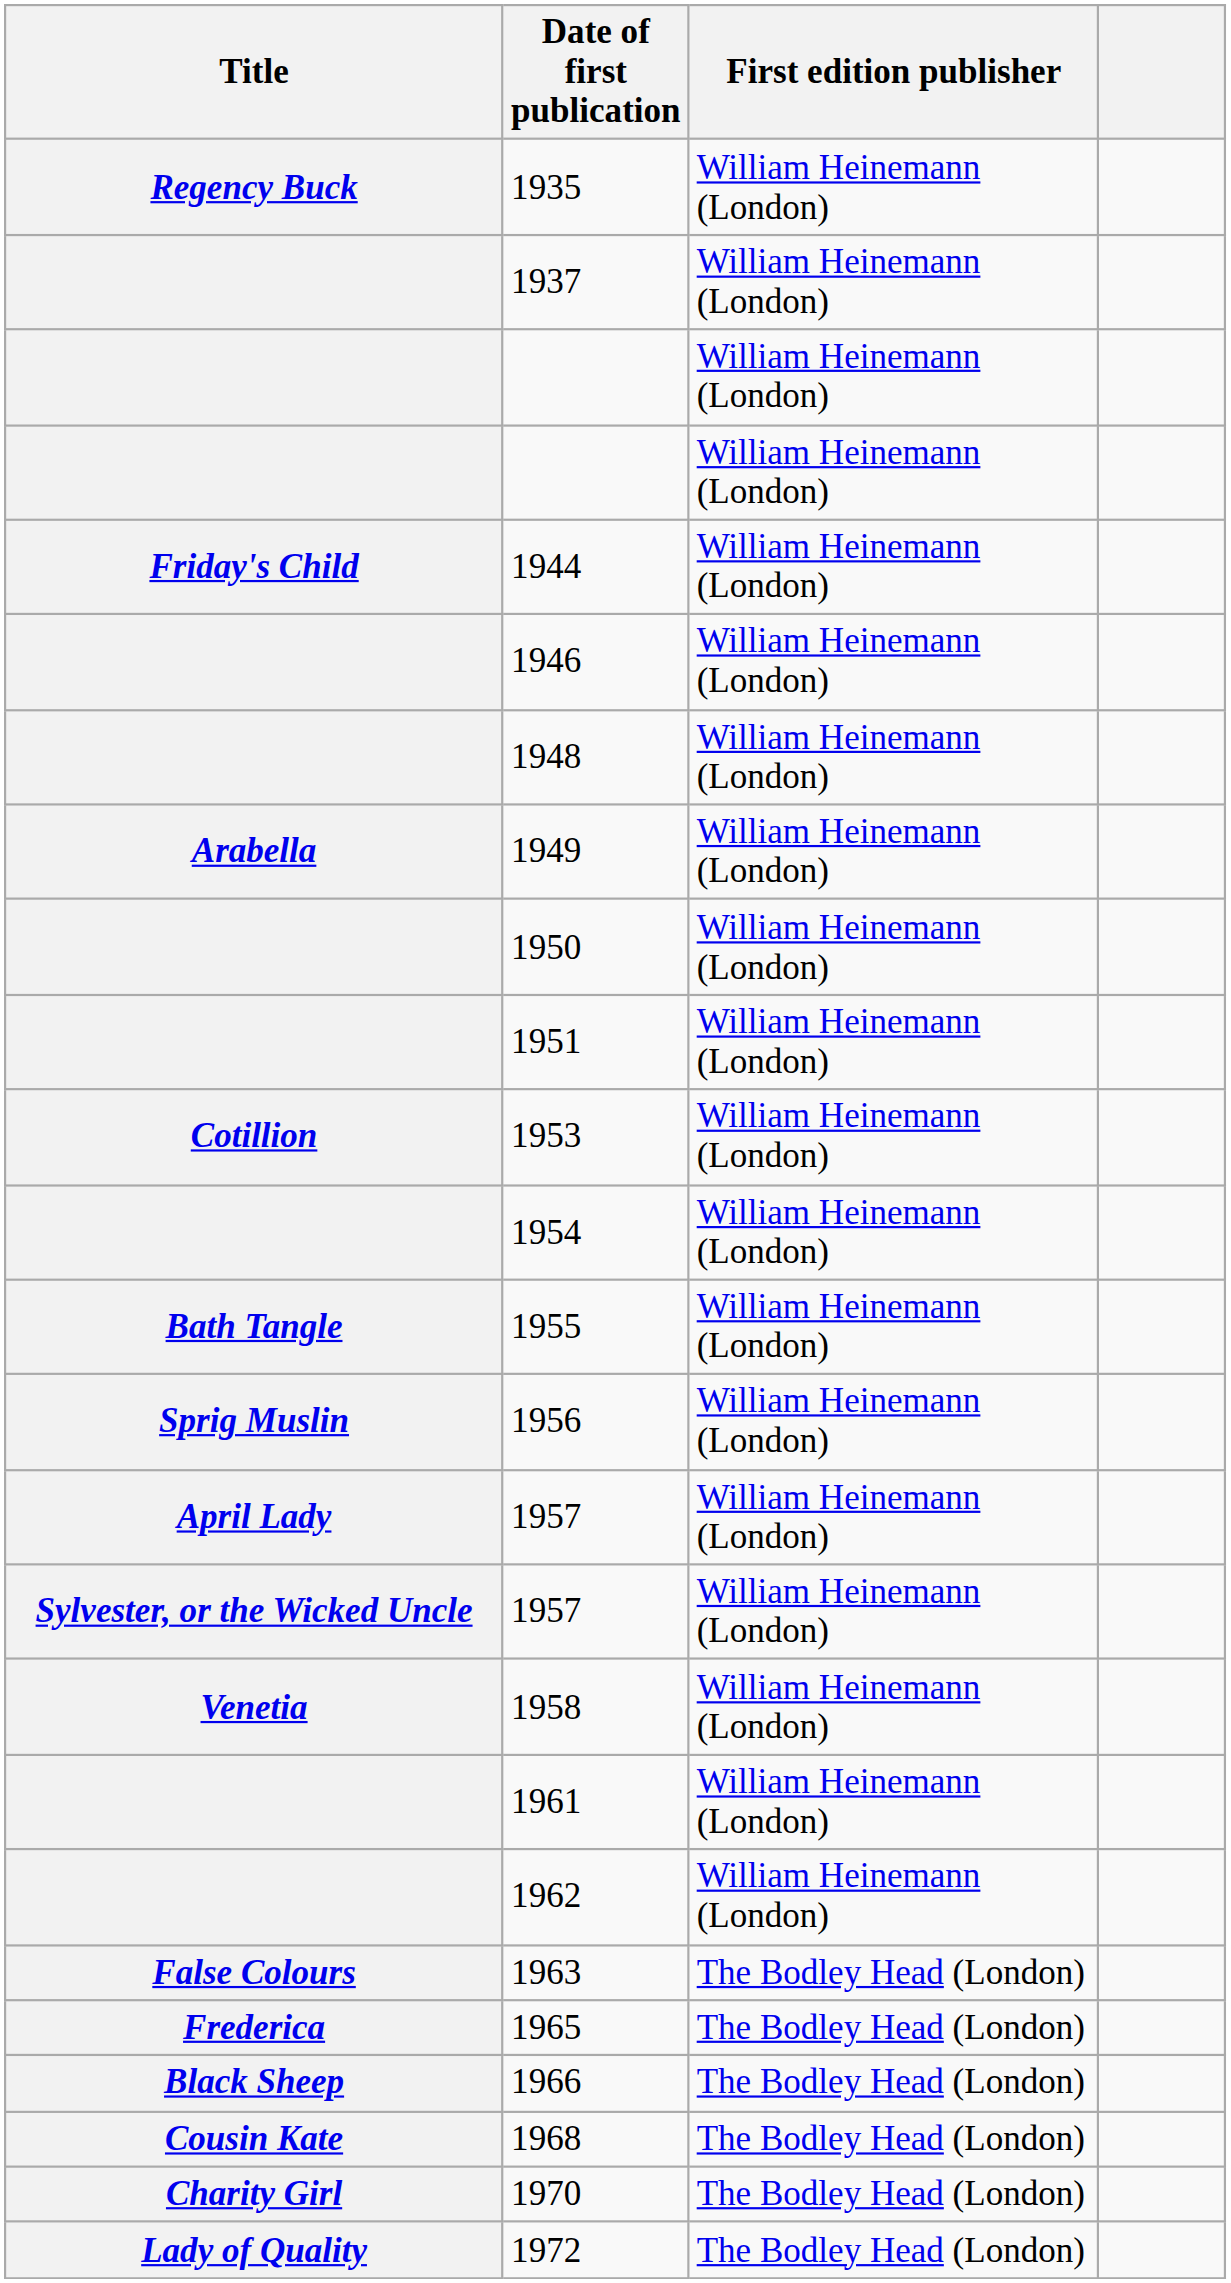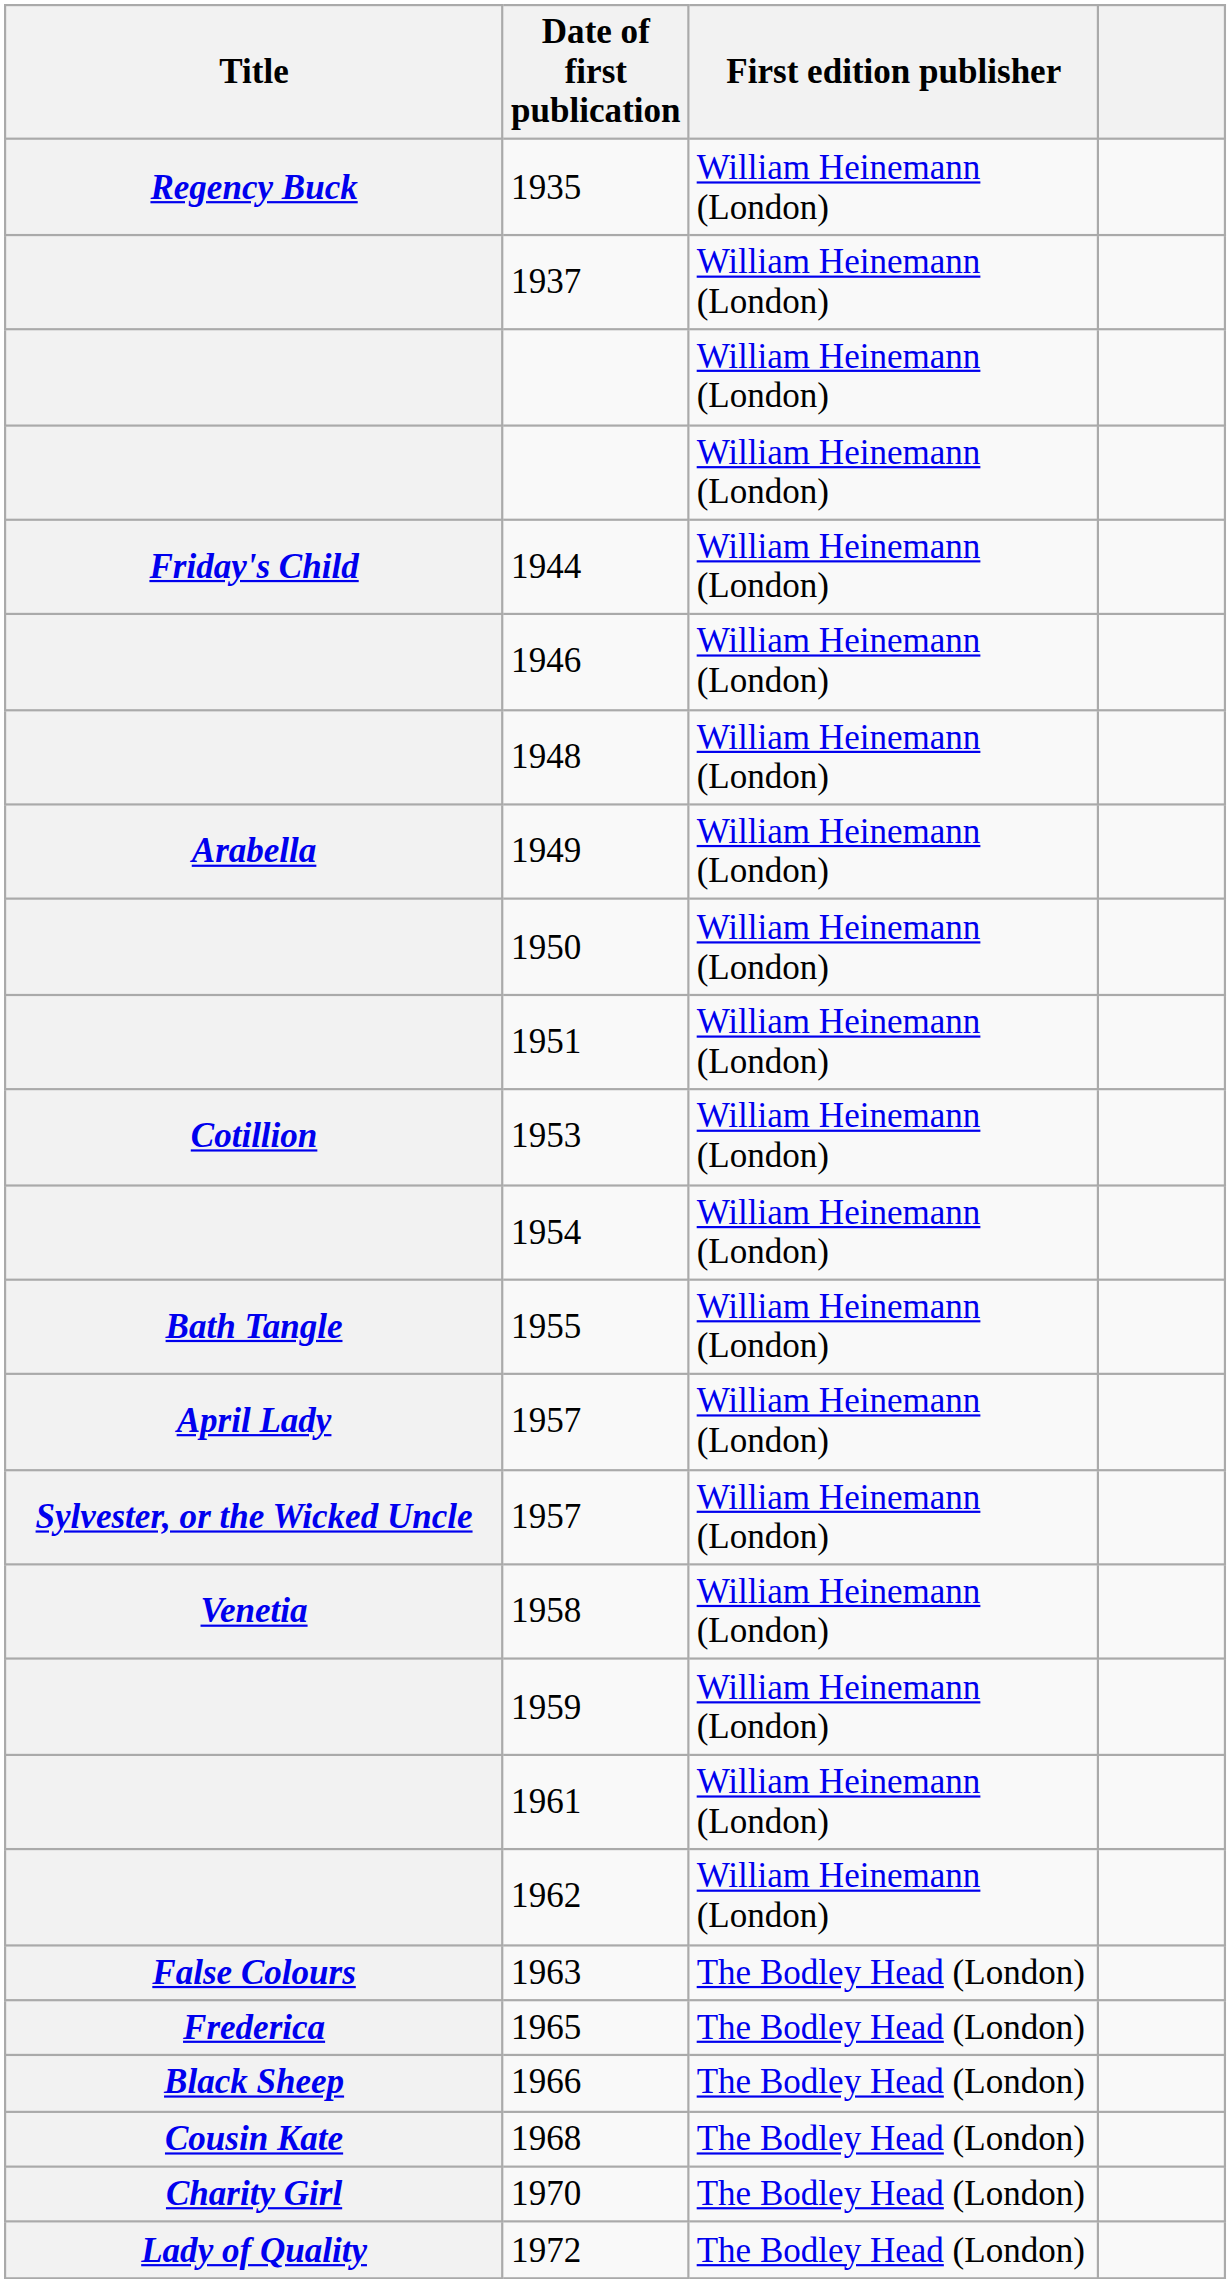- row: (254, 1421)
+ row: (254, 1707)
